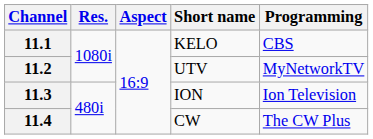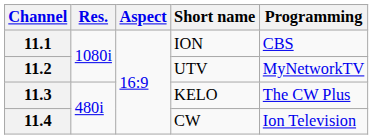(196, 43) KELO -> (189, 43) ION
(189, 95) ION -> (196, 95) KELO
(309, 95) Ion Television -> (307, 95) The CW Plus
(307, 120) The CW Plus -> (309, 120) Ion Television
